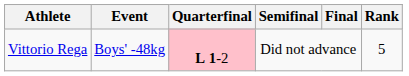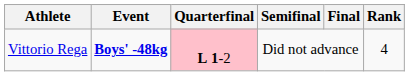(130, 49) normal -> (131, 49) bold
(382, 49) 5 -> (384, 49) 4
